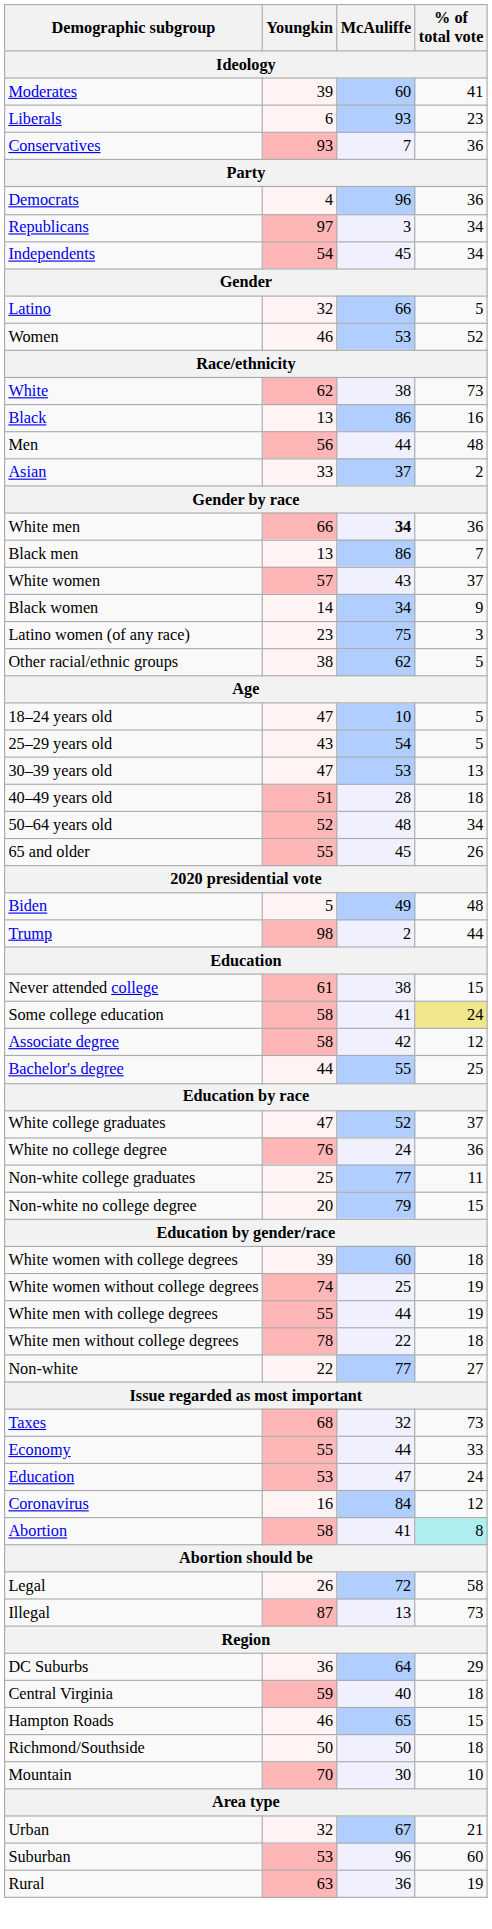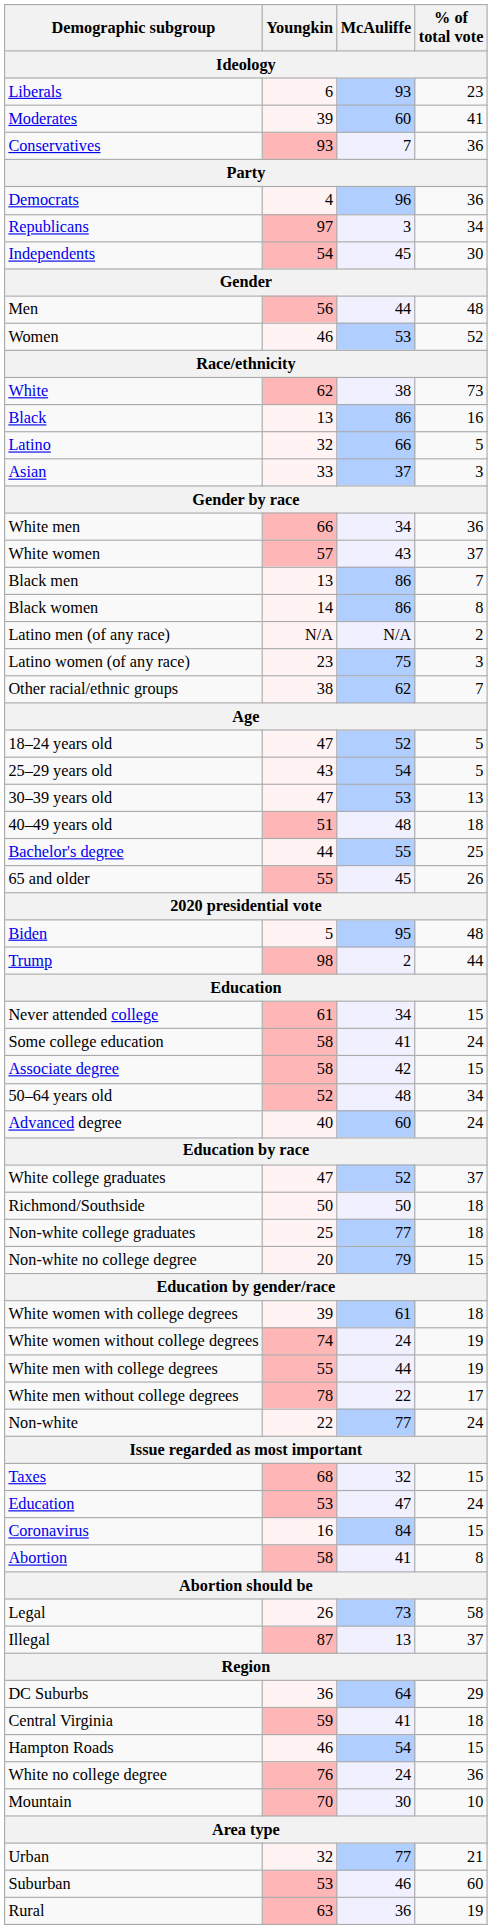rows swapped: (35, 119) <-> (43, 92)
(475, 255) 34 -> (475, 255) 30
rows swapped: (23, 445) <-> (30, 309)
(479, 472) 2 -> (479, 472) 3
(403, 526) bold -> (403, 526) normal
rows swapped: (54, 580) <-> (43, 553)
(403, 608) 34 -> (403, 608) 86
(479, 608) 9 -> (479, 608) 8
+ row: (89, 635)
(479, 662) 5 -> (479, 689) 7
(403, 716) 10 -> (403, 743) 52
(403, 798) 28 -> (403, 825) 48
rows swapped: (60, 825) <-> (66, 1069)
(403, 906) 49 -> (403, 933) 95
(403, 988) 38 -> (403, 1015) 34
(475, 1015) khaki background -> (475, 1042) no background
(475, 1042) 12 -> (475, 1069) 15
+ row: (65, 1124)
rows swapped: (88, 1151) <-> (77, 1748)
(476, 1178) 11 -> (475, 1232) 18
(403, 1259) 60 -> (403, 1314) 61
(403, 1286) 25 -> (403, 1341) 24
(475, 1341) 18 -> (475, 1395) 17
(475, 1368) 27 -> (475, 1422) 24
(475, 1422) 73 -> (475, 1477) 15
- row: (40, 1449)
(475, 1504) 12 -> (475, 1531) 15
(479, 1531) paleturquoise background -> (479, 1558) no background
(403, 1585) 72 -> (403, 1612) 73
(475, 1612) 73 -> (475, 1640) 37
(403, 1694) 40 -> (403, 1721) 41
(403, 1721) 65 -> (403, 1748) 54
(403, 1830) 67 -> (403, 1857) 77
(403, 1857) 96 -> (403, 1884) 46
